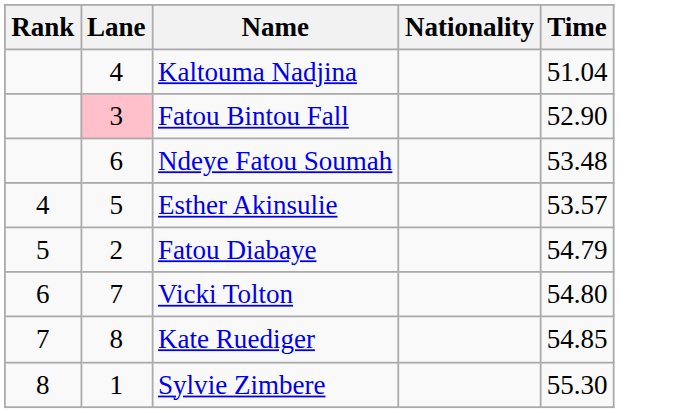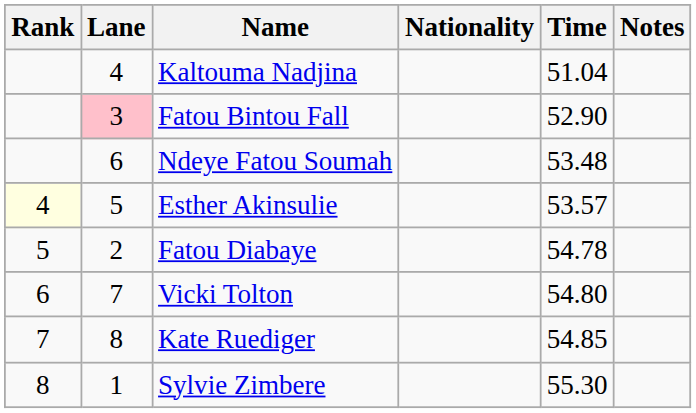+ column: (652, 26)
(43, 205) no background -> (43, 205) lightyellow background
(577, 250) 54.79 -> (577, 250) 54.78
